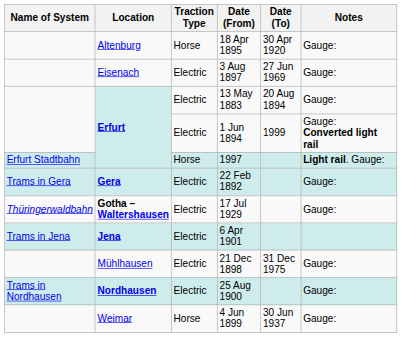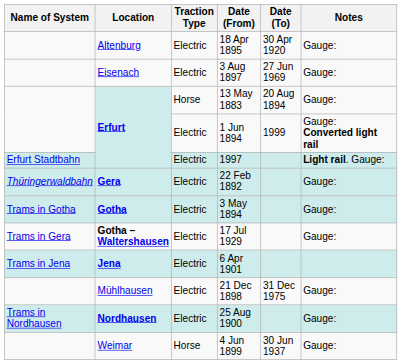(187, 45) Horse -> (190, 45) Electric
(190, 100) Electric -> (187, 100) Horse
(187, 160) Horse -> (190, 160) Electric
(39, 182) Trams in Gera -> (50, 182) Thüringerwaldbahn
+ row: (233, 209)
(50, 209) Thüringerwaldbahn -> (39, 236) Trams in Gera
